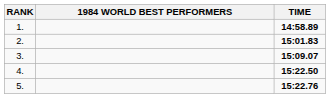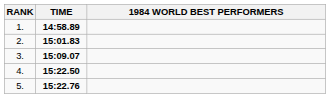columns swapped: (155, 12) <-> (300, 12)
